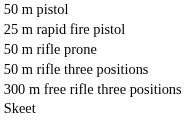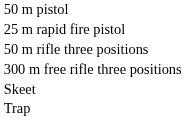- row: (50, 49)
+ row: (17, 108)
